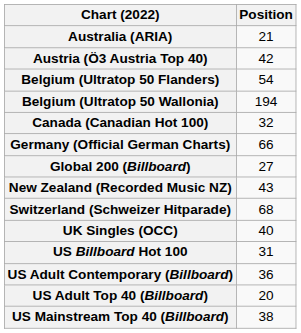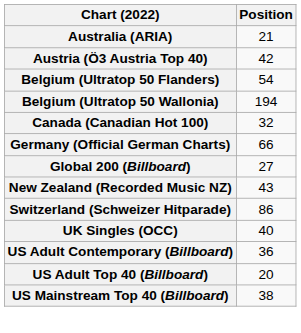(266, 209) 68 -> (266, 209) 86
- row: (120, 252)
